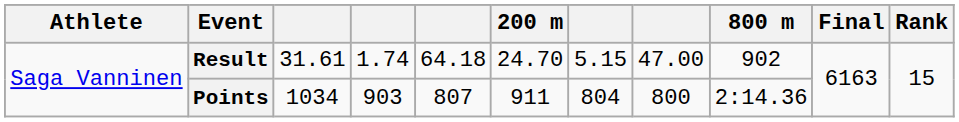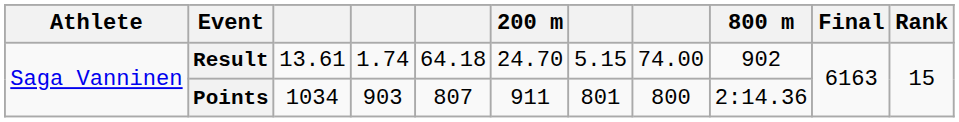(312, 60) 31.61 -> (312, 60) 13.61
(671, 60) 47.00 -> (671, 60) 74.00
(600, 98) 804 -> (600, 98) 801
